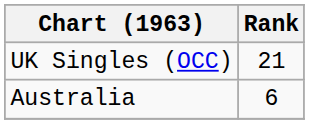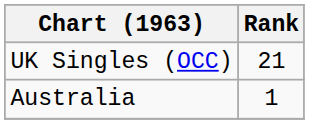(271, 99) 6 -> (271, 99) 1
